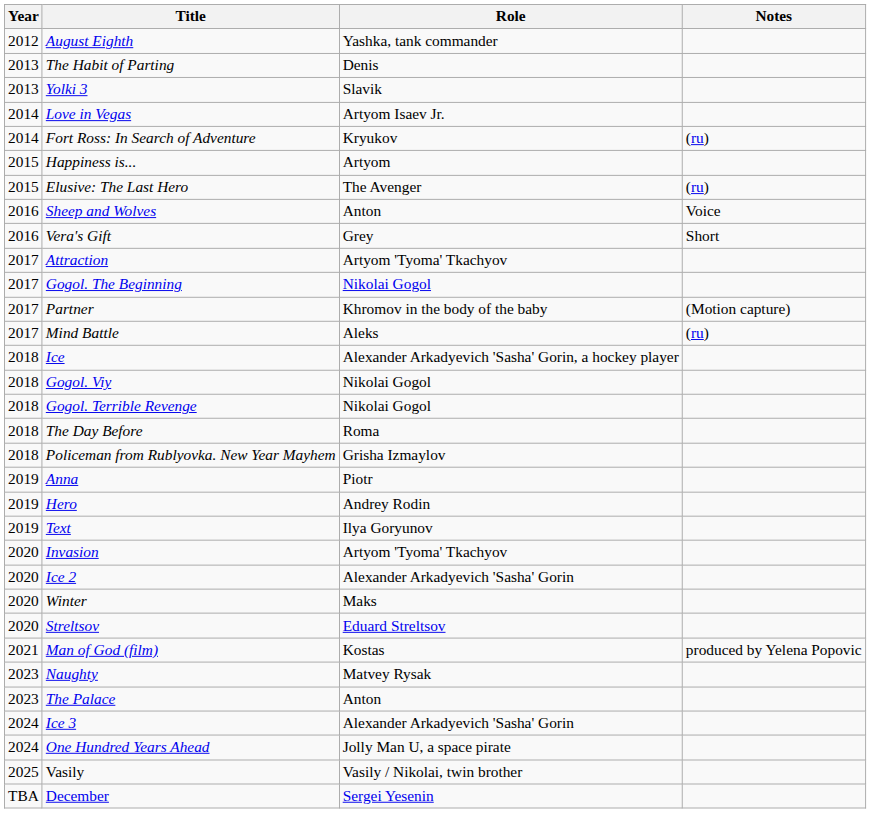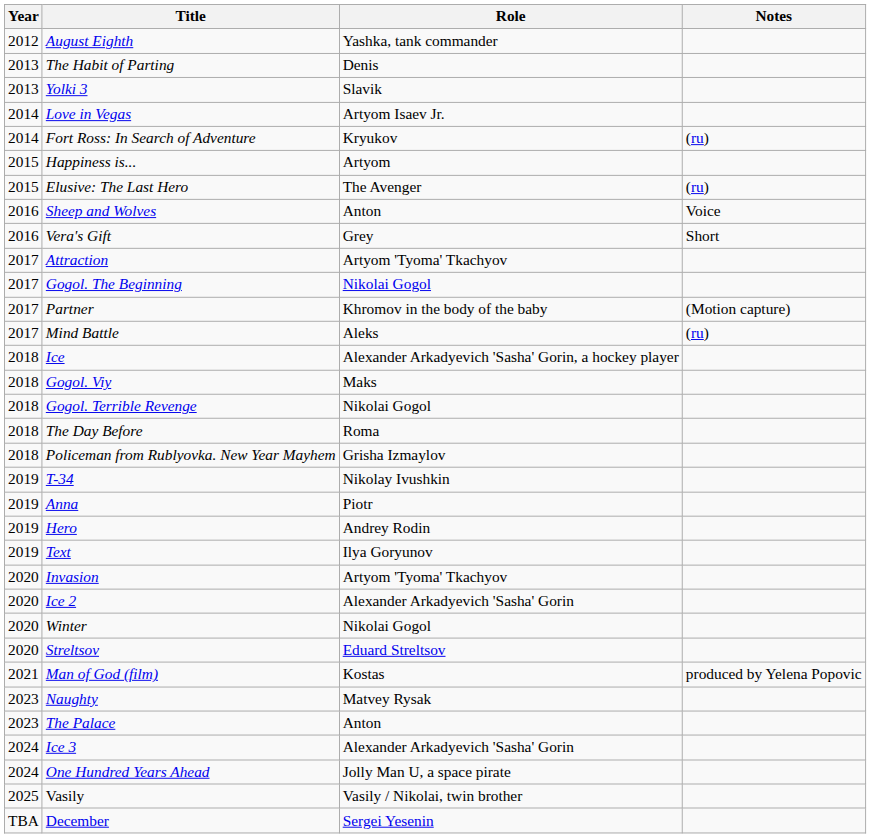(387, 382) Nikolai Gogol -> (360, 382) Maks
+ row: (60, 479)
(360, 601) Maks -> (387, 625) Nikolai Gogol
